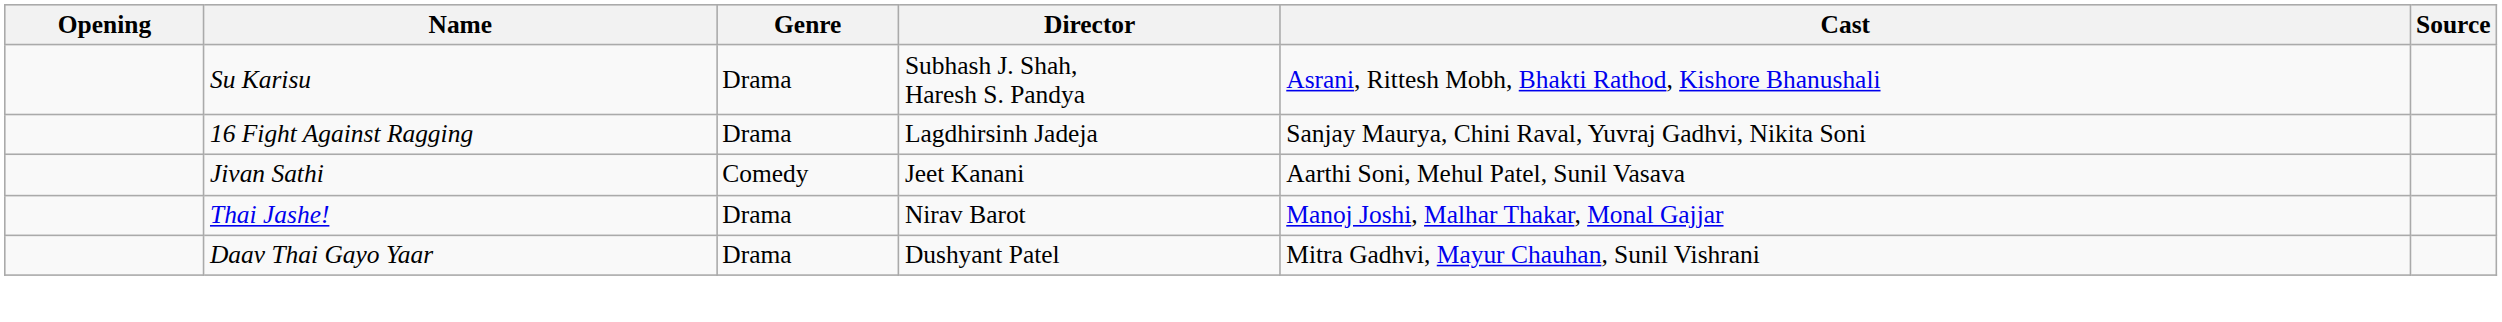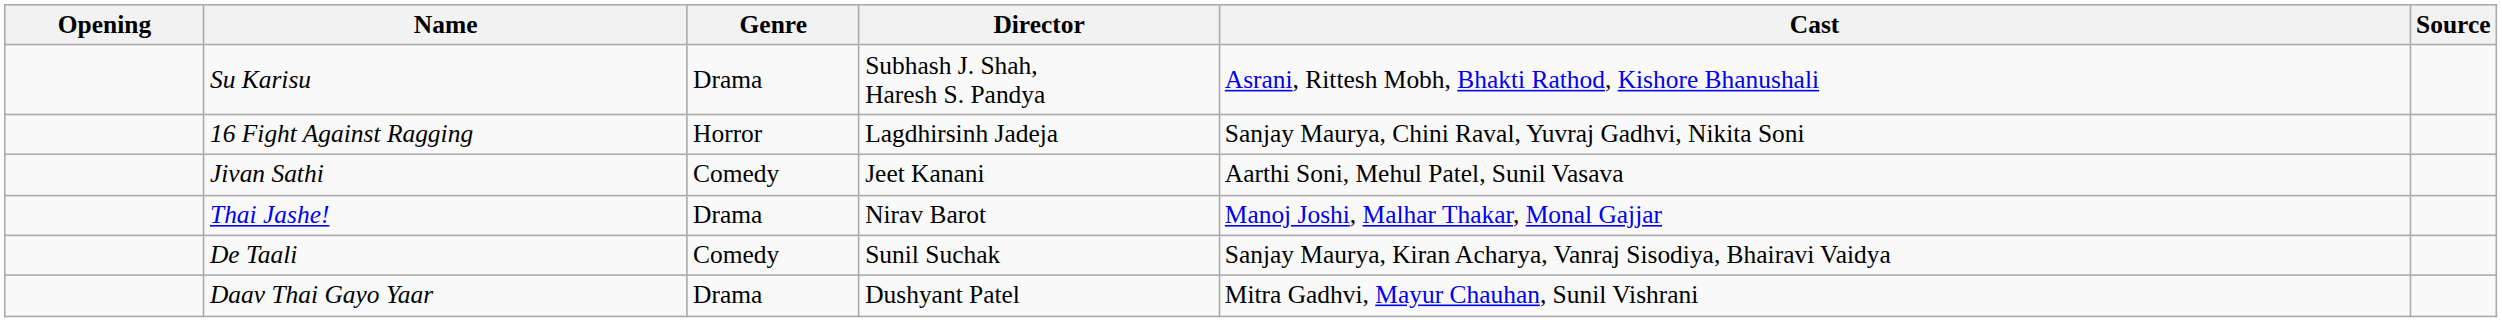(757, 133) Drama -> (728, 133) Horror
+ row: (254, 255)
